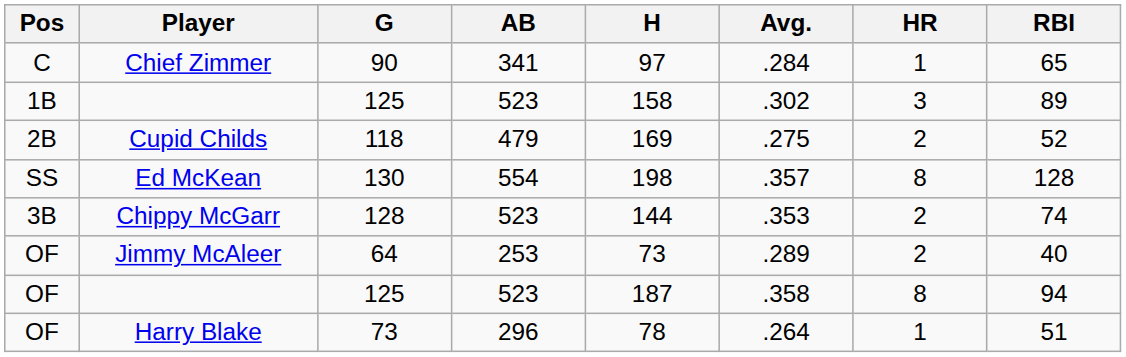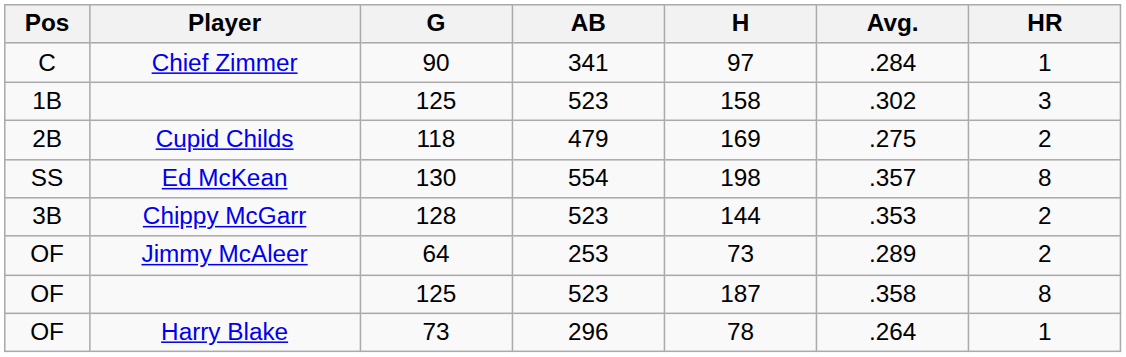- column: (1054, 23)
